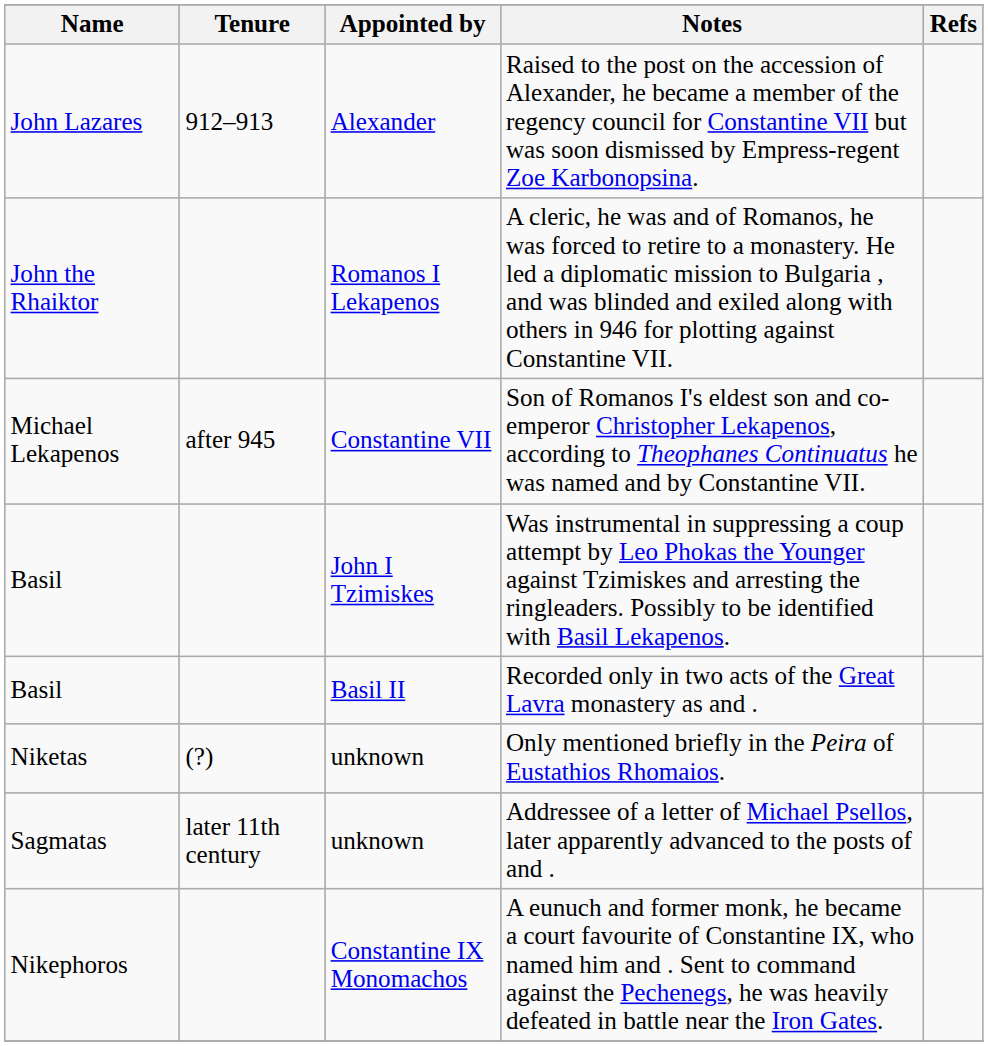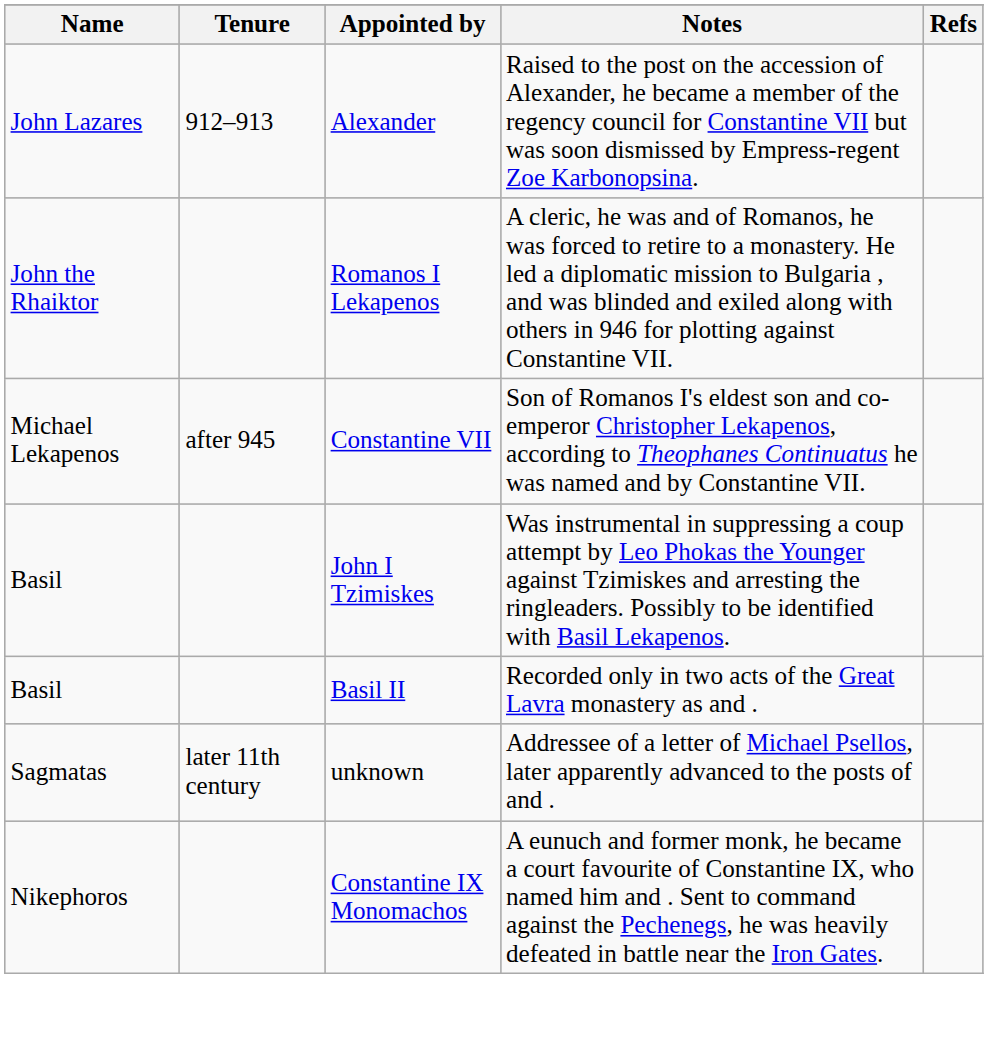- row: (700, 758)
